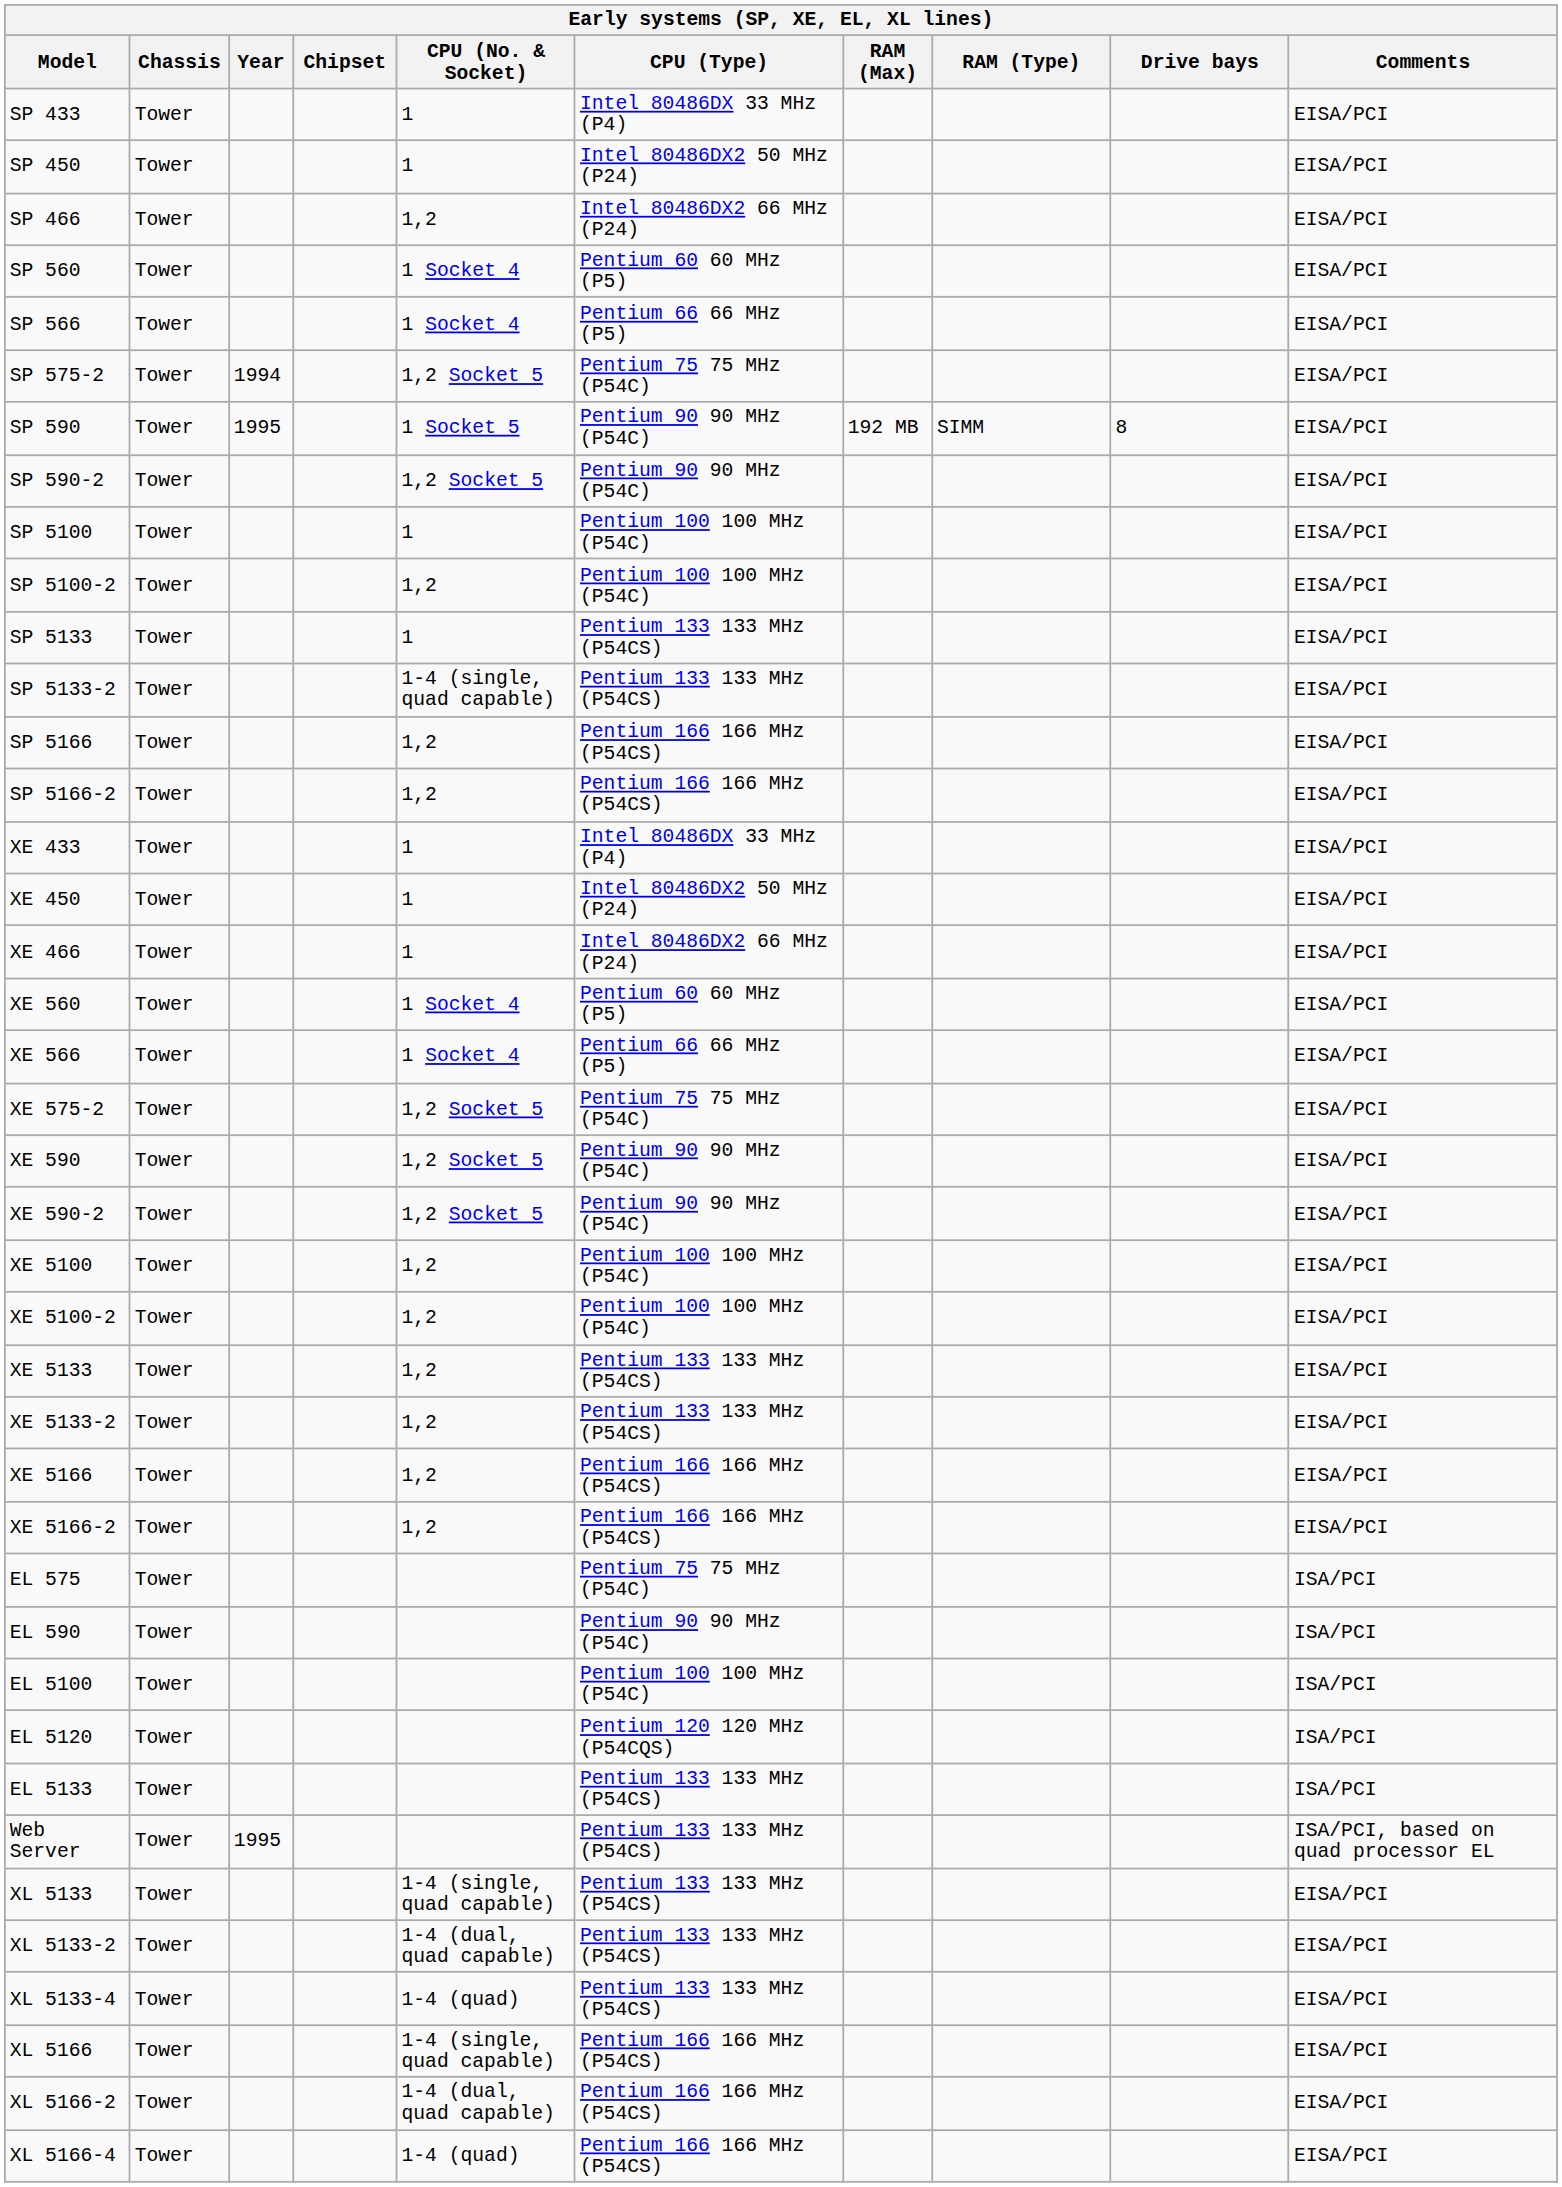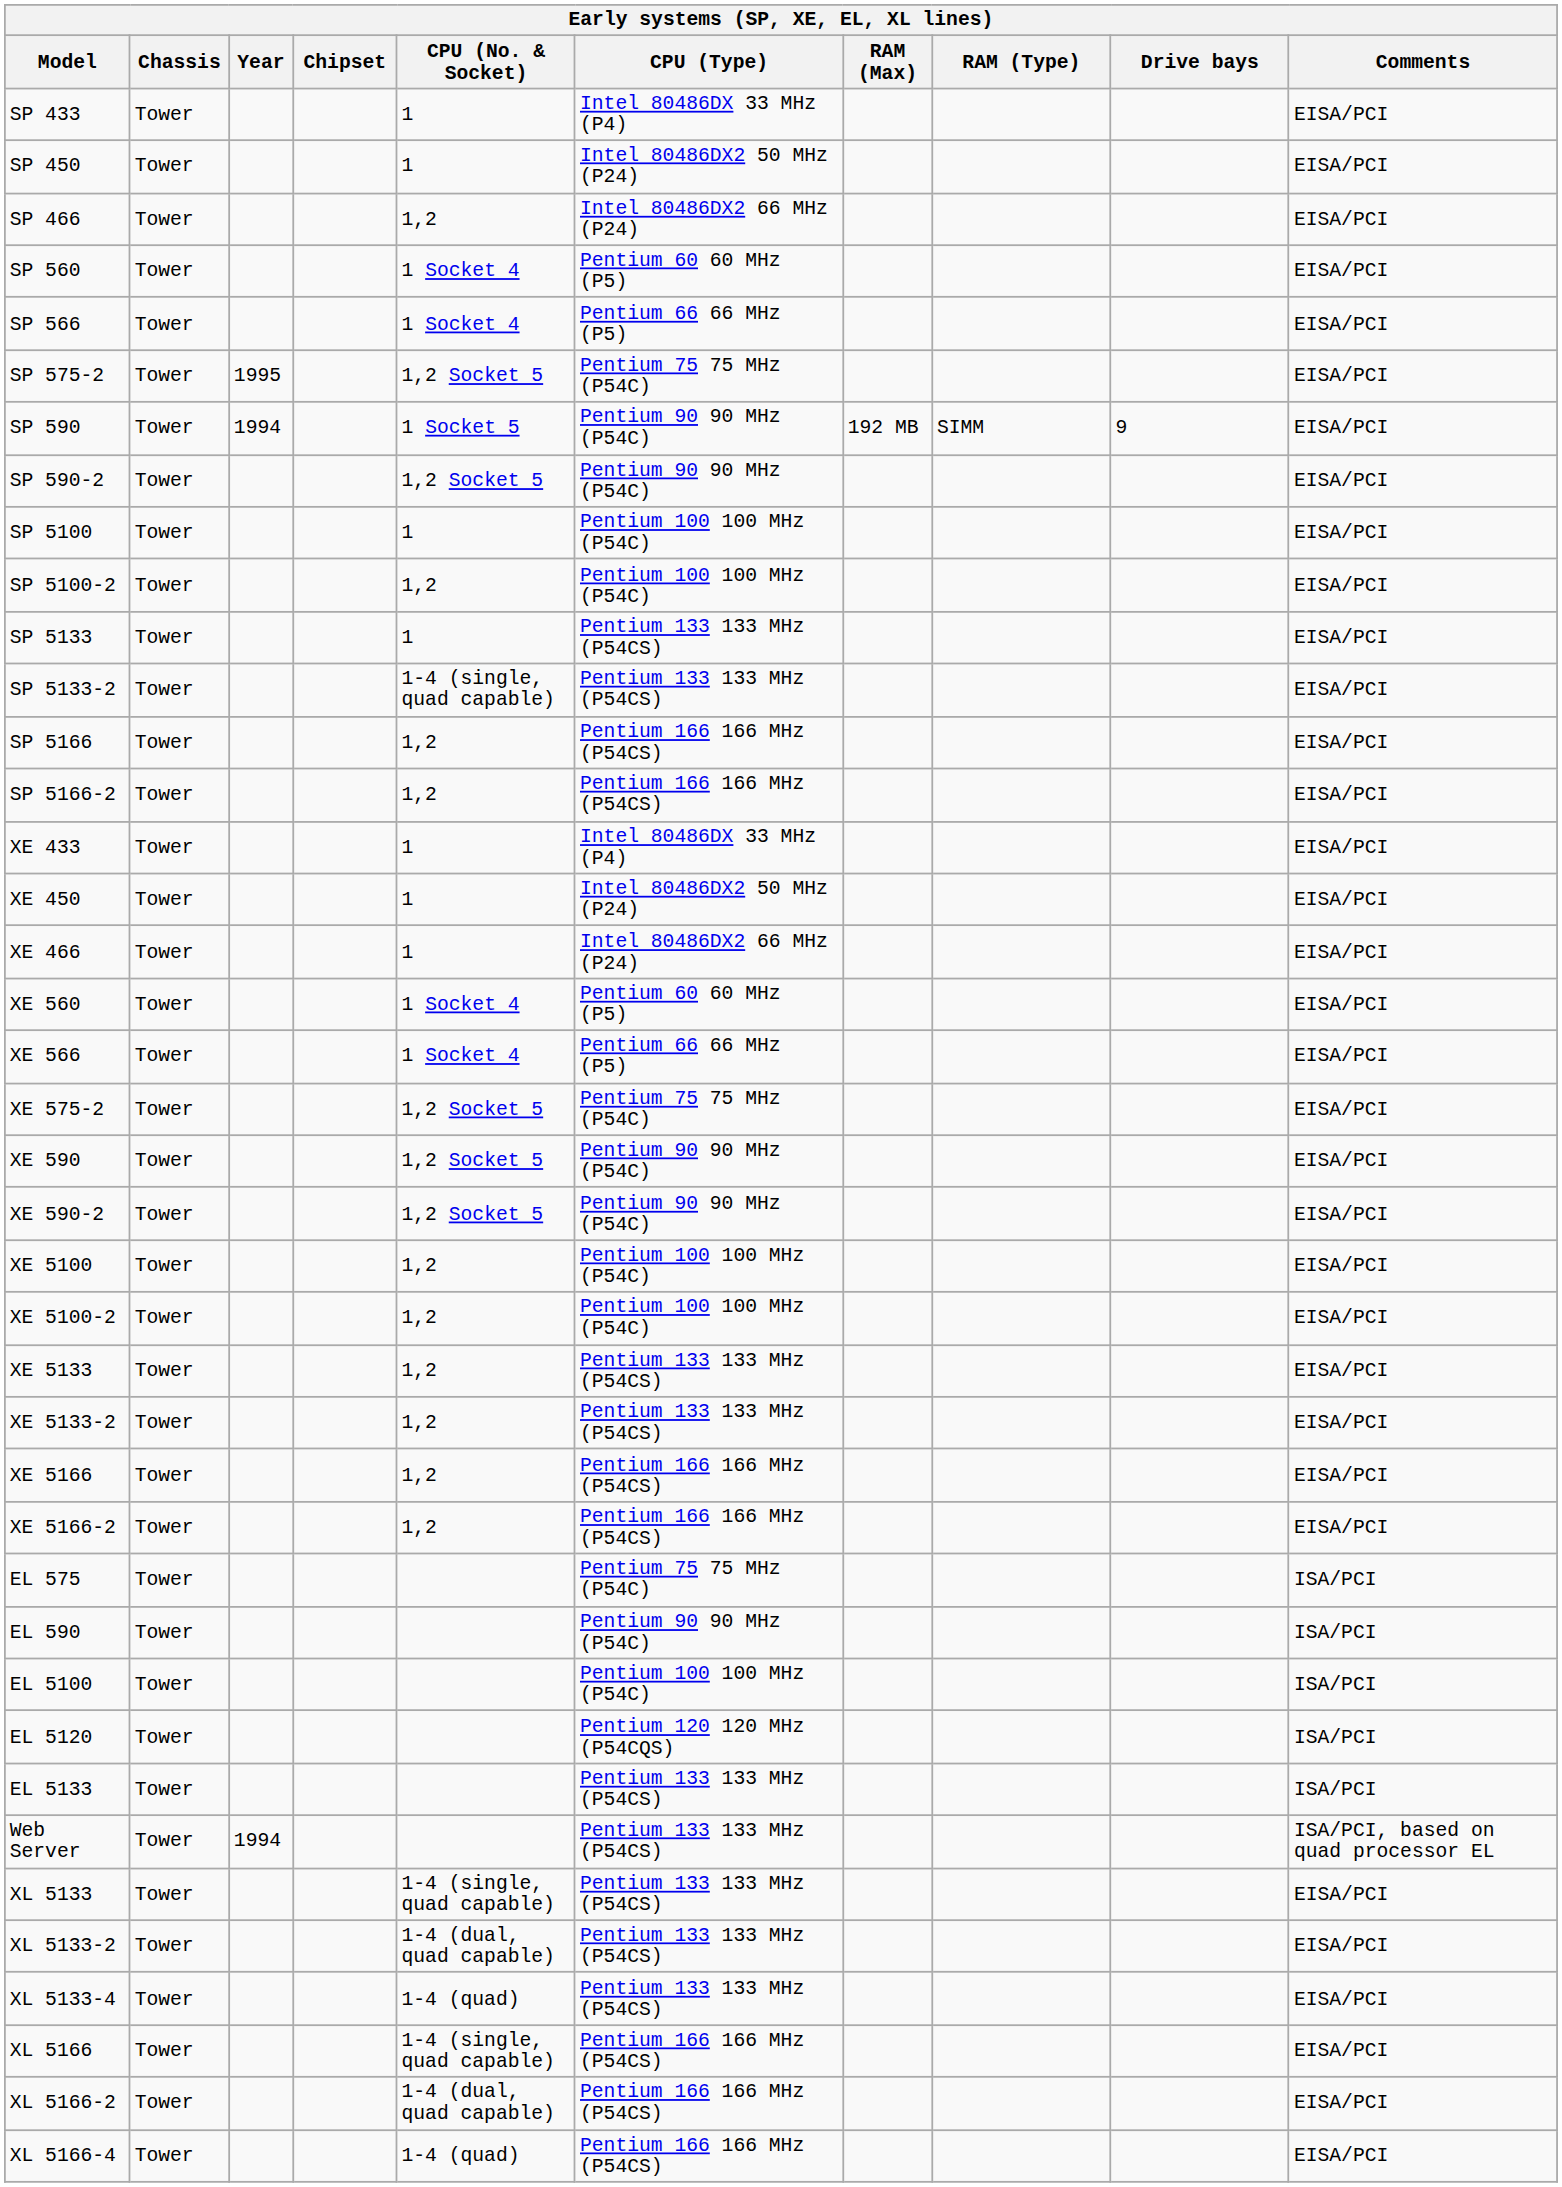(257, 376) 1994 -> (257, 376) 1995
(257, 428) 1995 -> (257, 428) 1994
(1121, 428) 8 -> (1121, 428) 9
(257, 1842) 1995 -> (257, 1842) 1994
